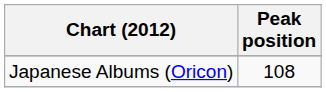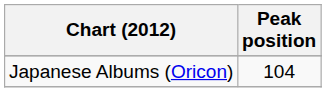(279, 71) 108 -> (279, 71) 104
